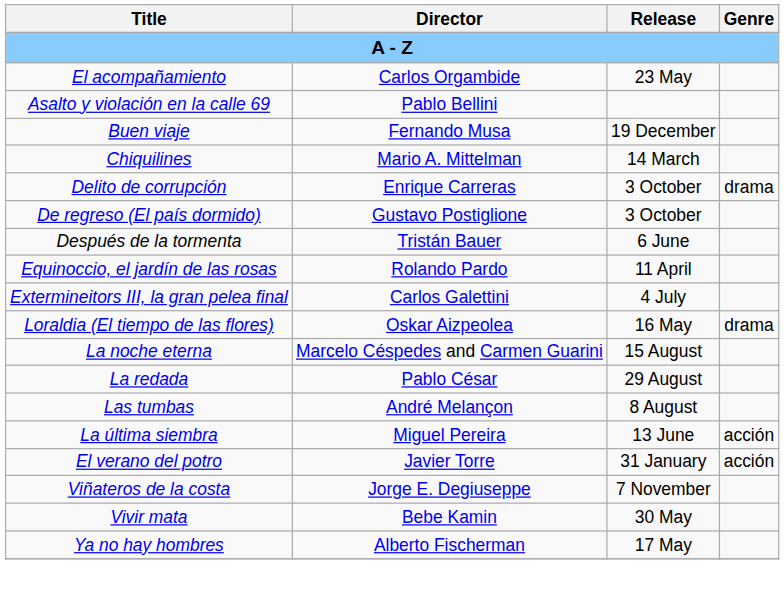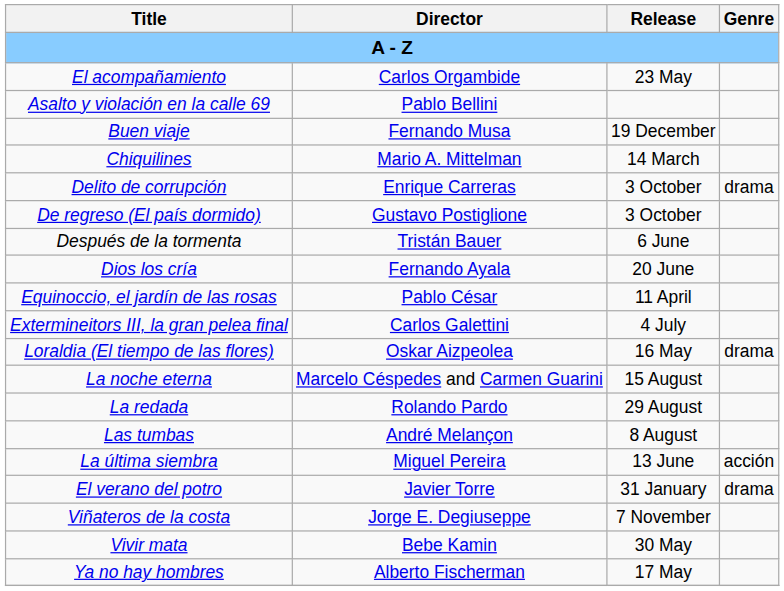+ row: (149, 270)
(449, 270) Rolando Pardo -> (449, 297) Pablo César
(449, 380) Pablo César -> (449, 407) Rolando Pardo
(749, 462) acción -> (749, 490) drama
